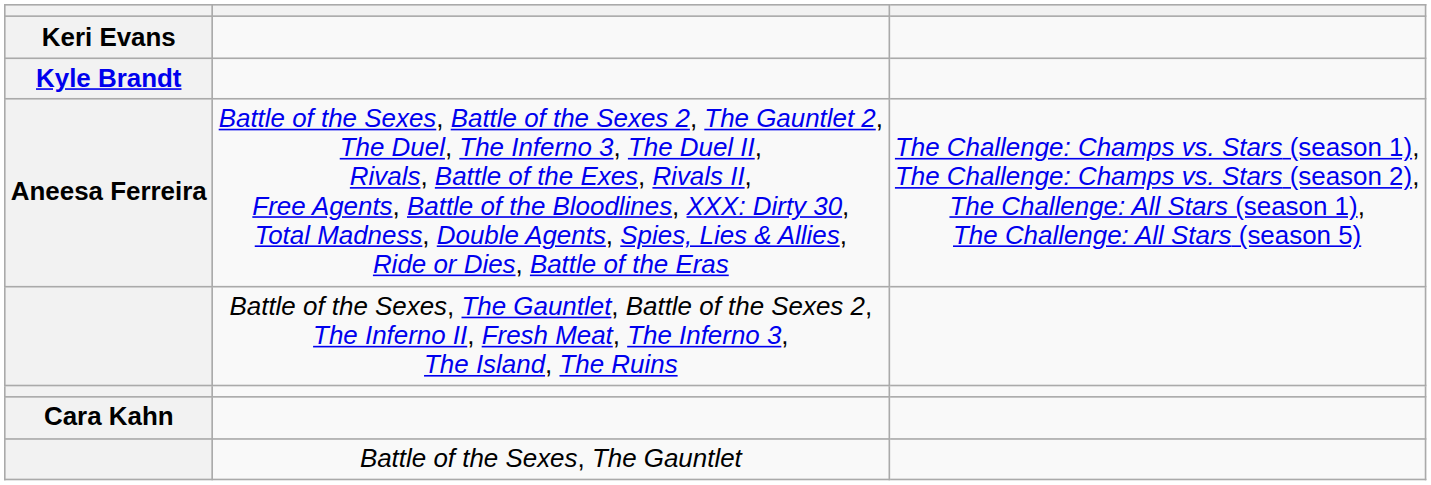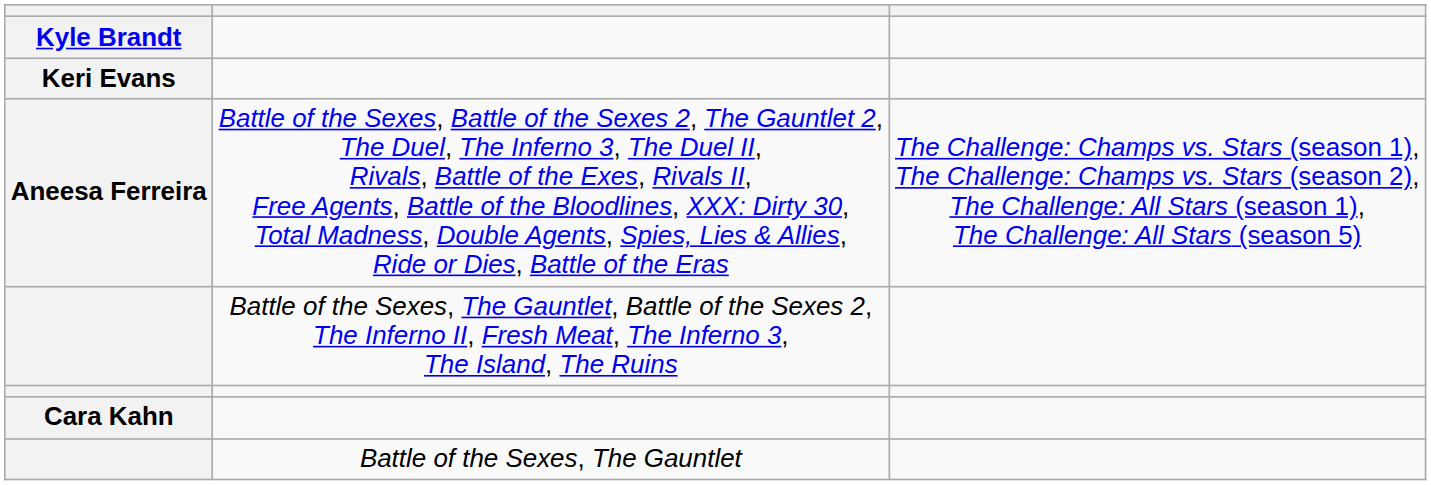rows swapped: (109, 37) <-> (109, 78)
